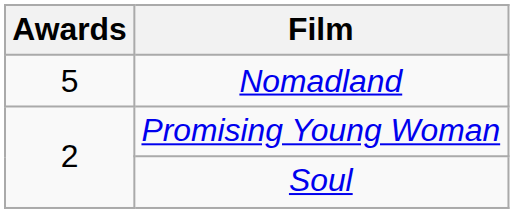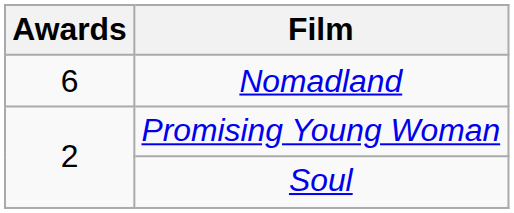(70, 80) 5 -> (70, 80) 6
